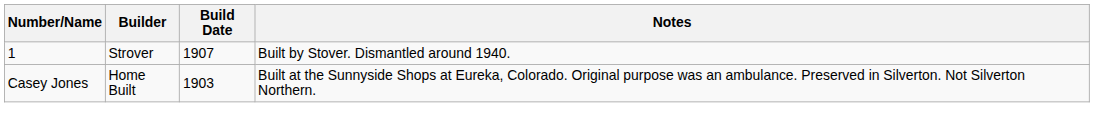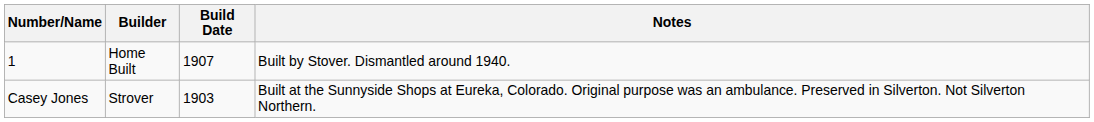(131, 53) Strover -> (127, 61) Home Built
(127, 83) Home Built -> (131, 98) Strover
